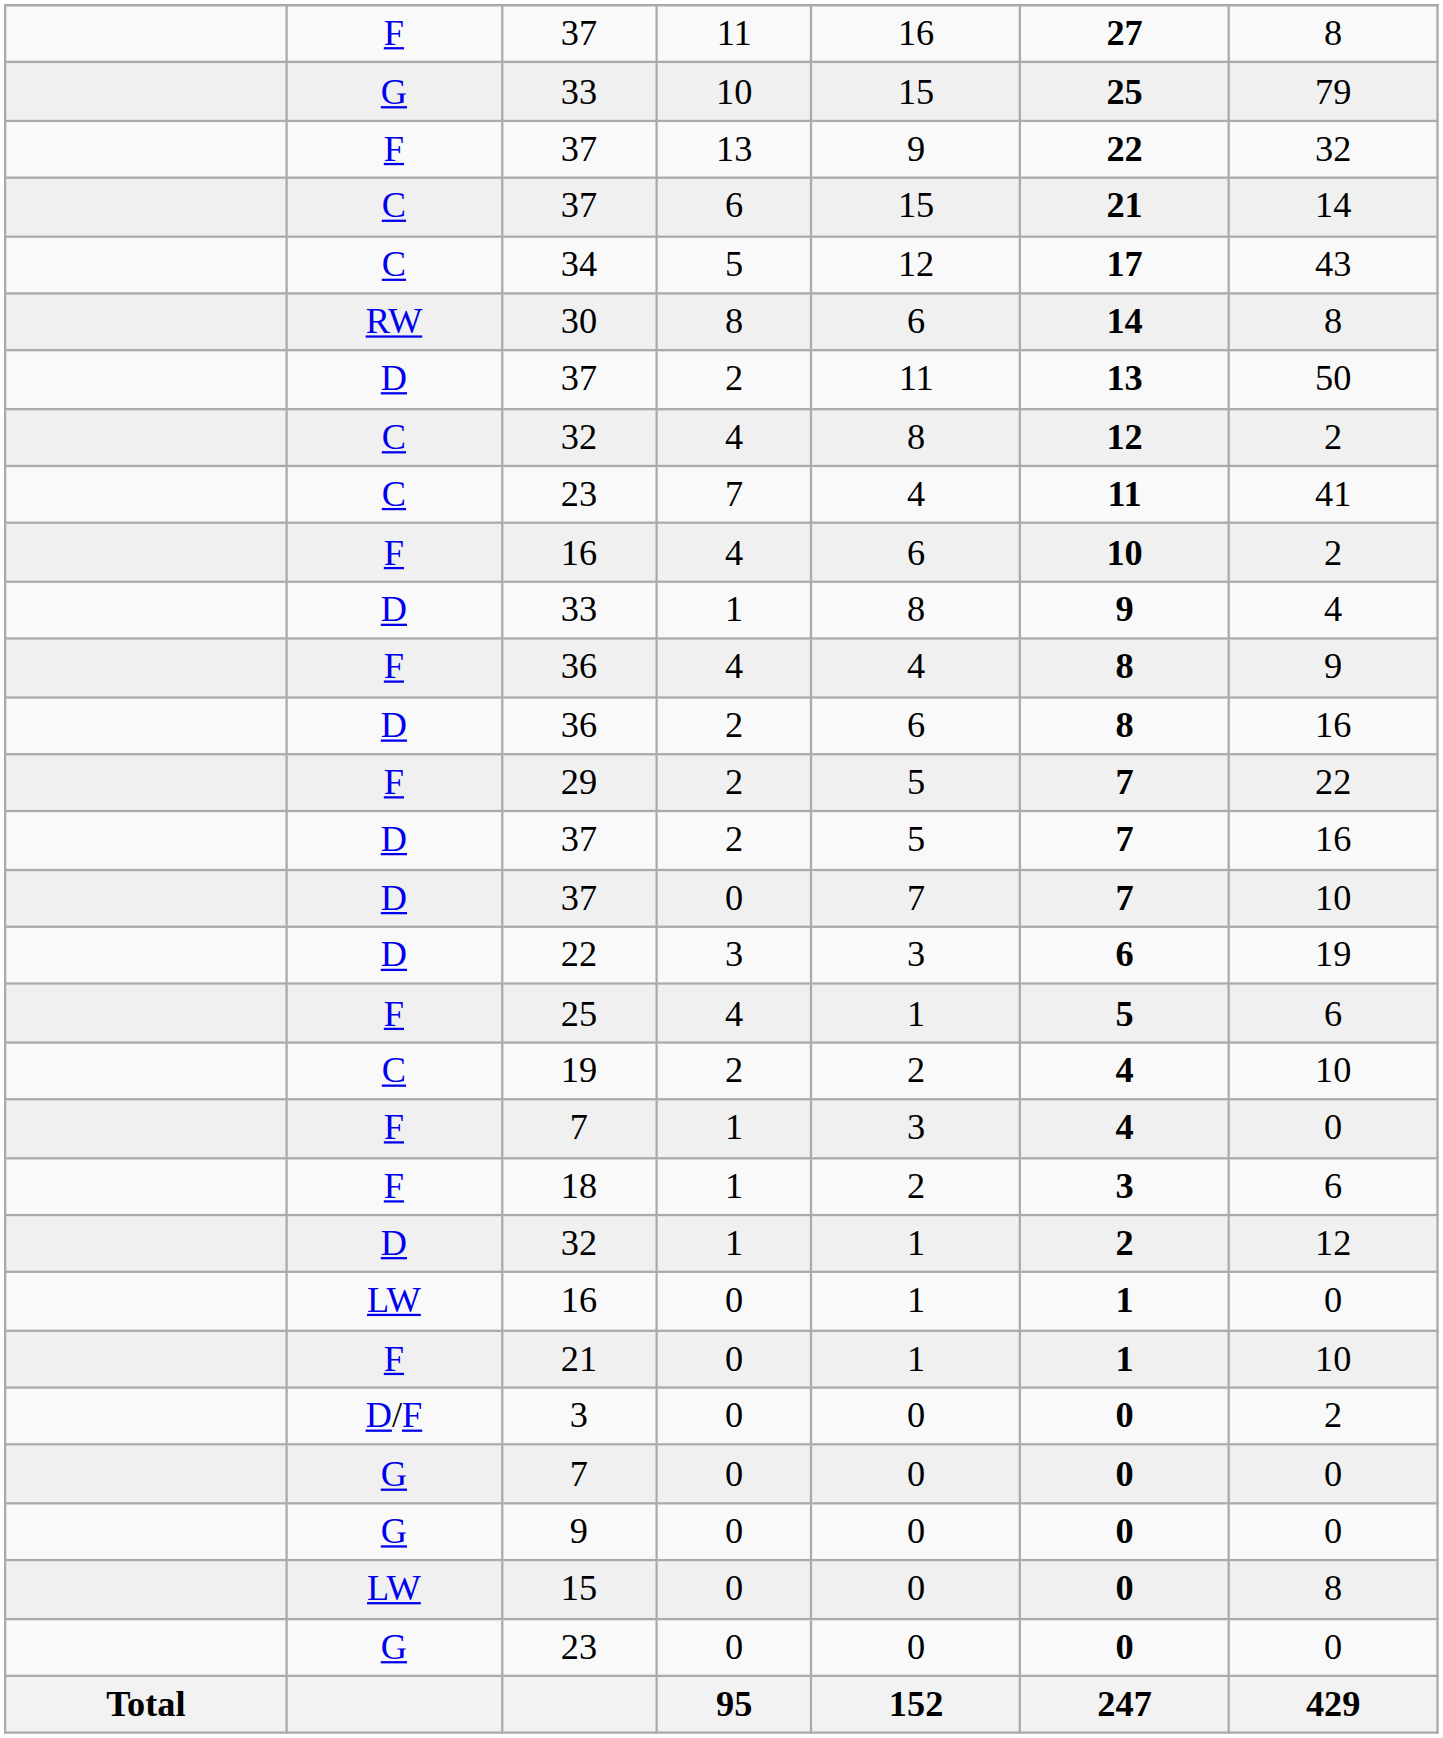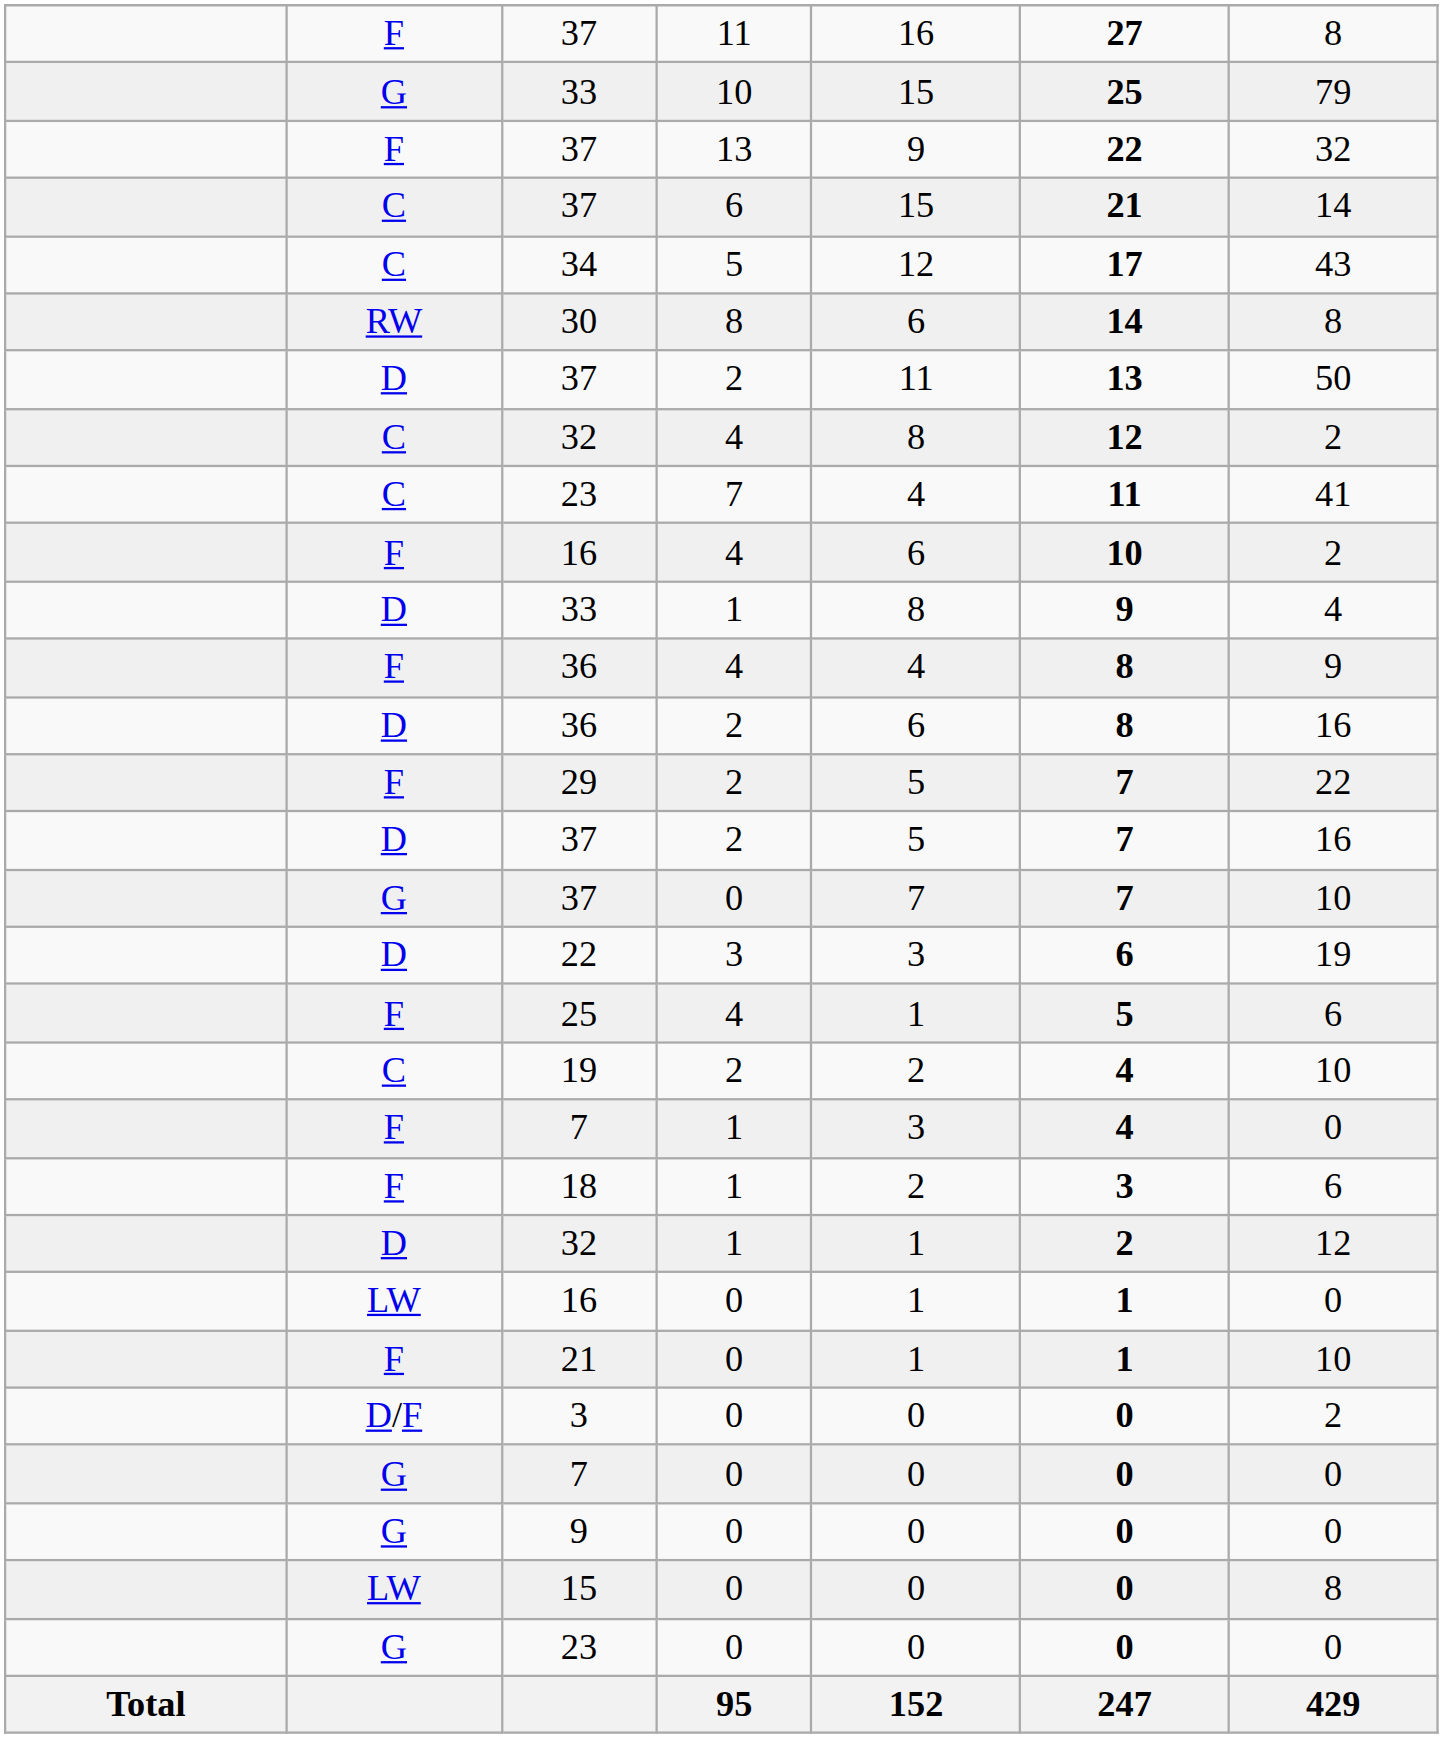(394, 897) D -> (394, 897) G
